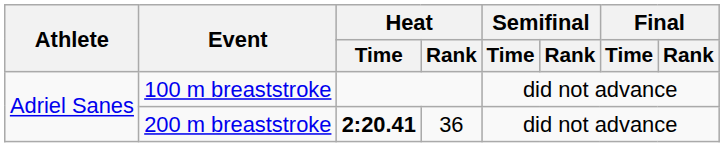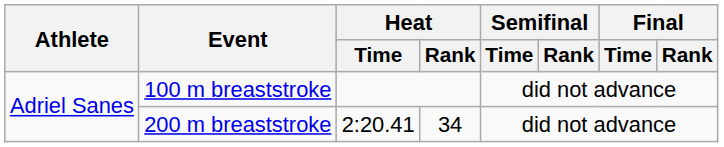(379, 124) bold -> (378, 124) normal
(451, 124) 36 -> (450, 124) 34
